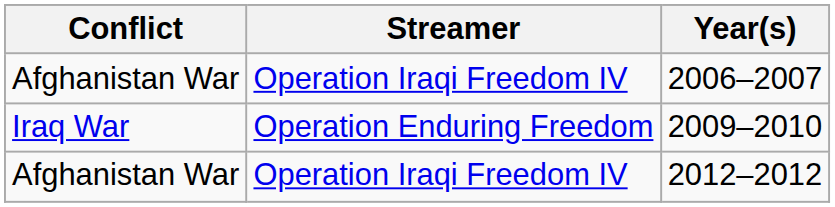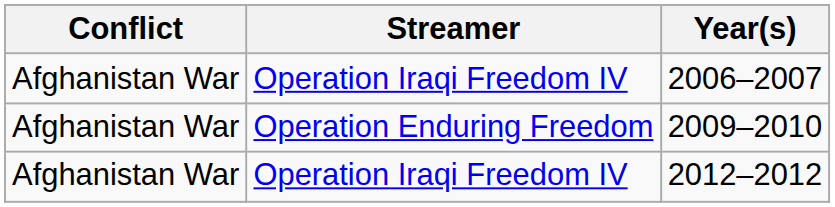(71, 126) Iraq War -> (126, 126) Afghanistan War
